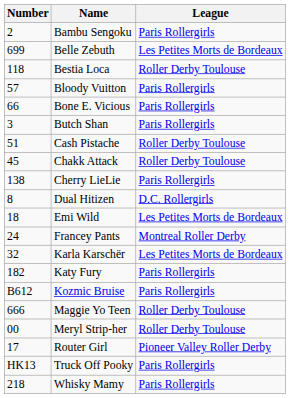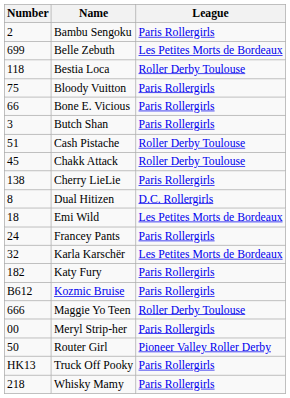(13, 87) 57 -> (13, 87) 75
(192, 236) Montreal Roller Derby -> (177, 236) Paris Rollergirls
(192, 328) Roller Derby Toulouse -> (177, 328) Paris Rollergirls
(13, 347) 17 -> (13, 347) 50
